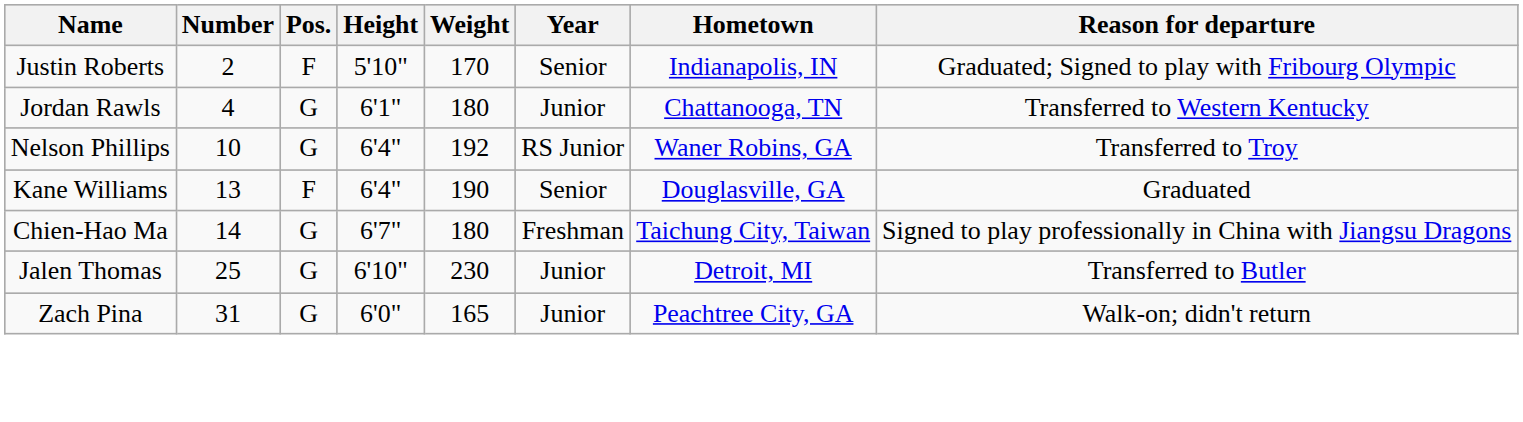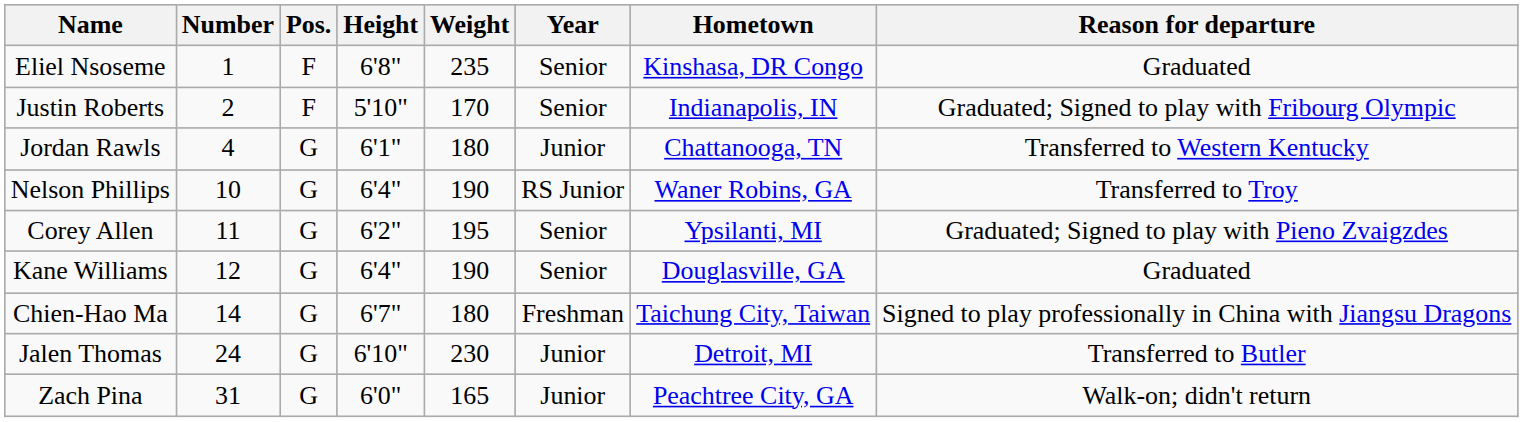+ row: (90, 66)
(470, 148) 192 -> (470, 189) 190
+ row: (90, 230)
(228, 189) 13 -> (228, 271) 12
(309, 189) F -> (309, 271) G
(228, 271) 25 -> (228, 353) 24
